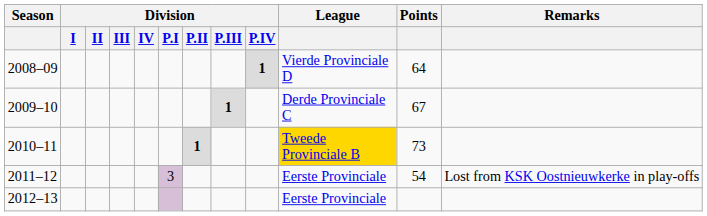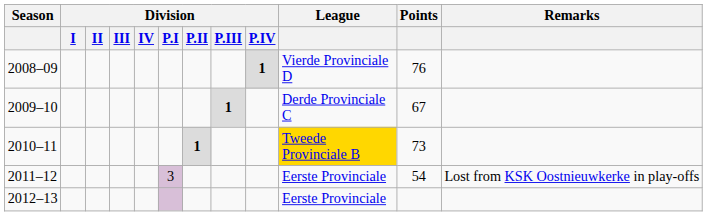(419, 68) 64 -> (419, 68) 76
